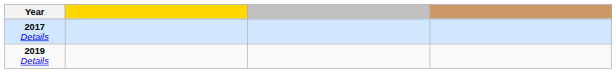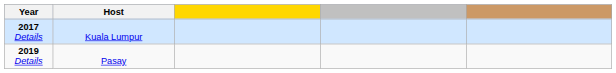+ column: (114, 12)
